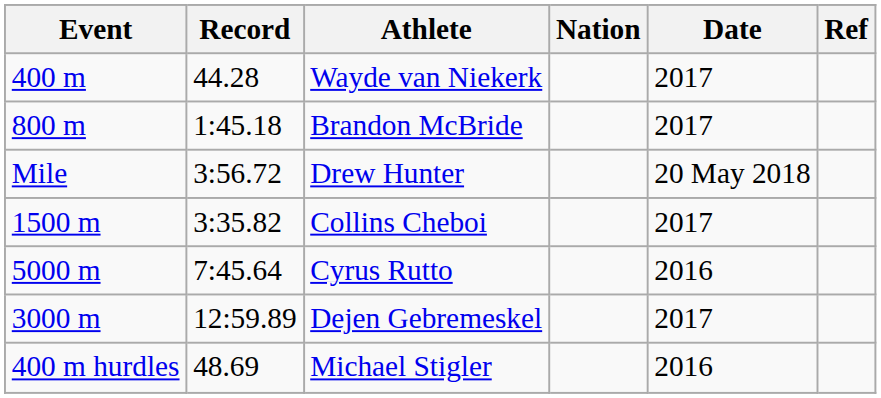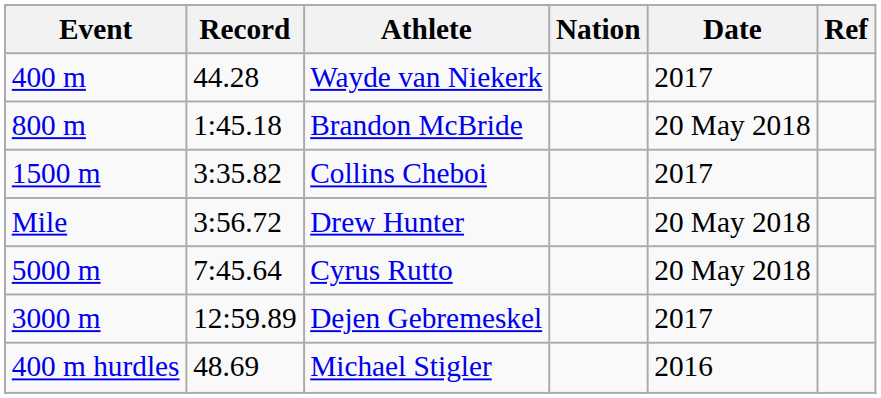(684, 125) 2017 -> (732, 125) 20 May 2018
rows swapped: (399, 222) <-> (387, 173)
(684, 270) 2016 -> (732, 270) 20 May 2018
